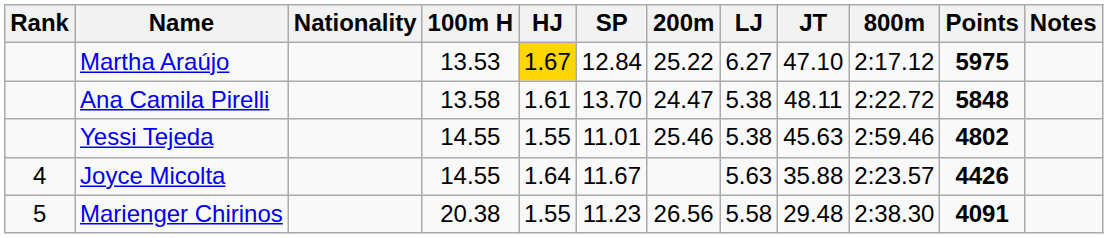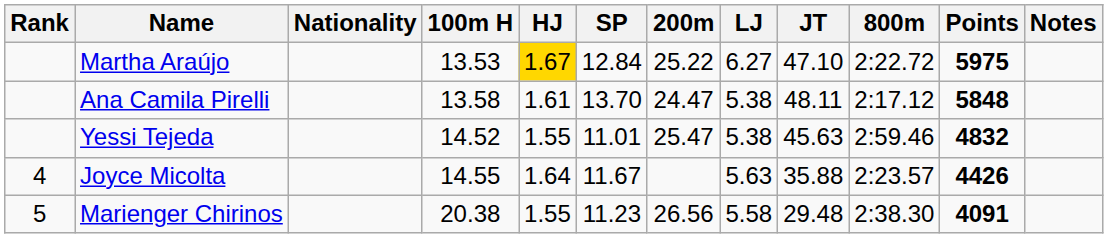(894, 61) 2:17.12 -> (894, 61) 2:22.72
(894, 99) 2:22.72 -> (894, 99) 2:17.12
(470, 137) 14.55 -> (470, 137) 14.52
(684, 137) 25.46 -> (684, 137) 25.47
(982, 137) 4802 -> (982, 137) 4832
